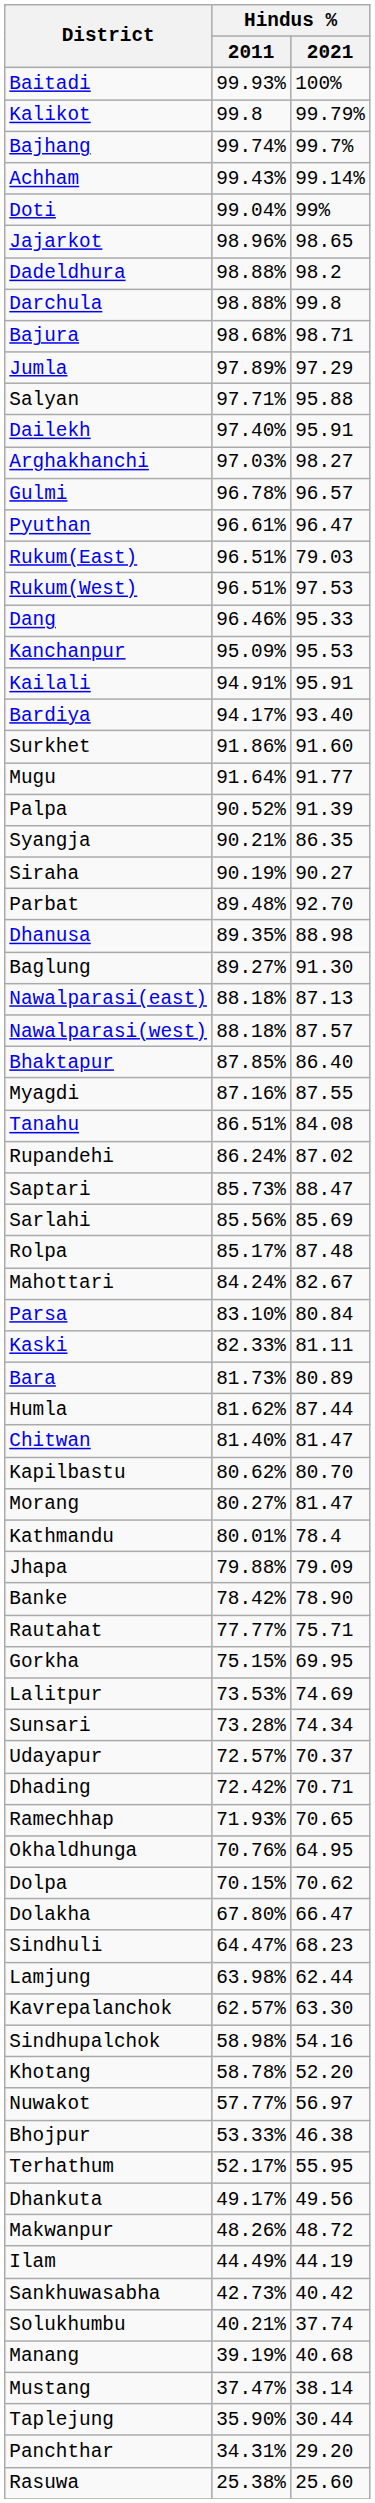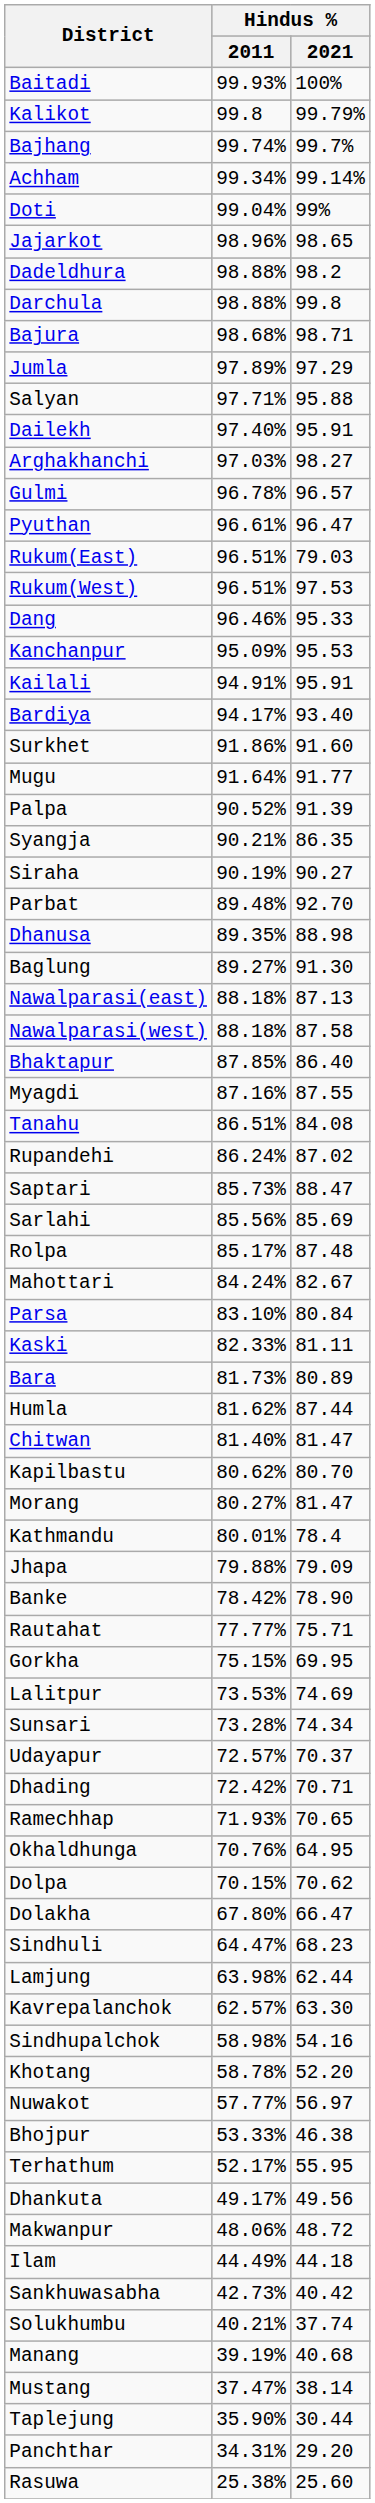(251, 178) 99.43% -> (251, 178) 99.34%
(324, 1031) 87.57 -> (324, 1031) 87.58
(251, 2230) 48.26% -> (251, 2230) 48.06%
(324, 2262) 44.19 -> (324, 2262) 44.18
